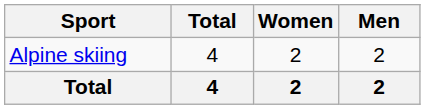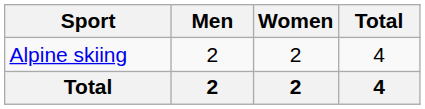columns swapped: (379, 21) <-> (212, 21)
